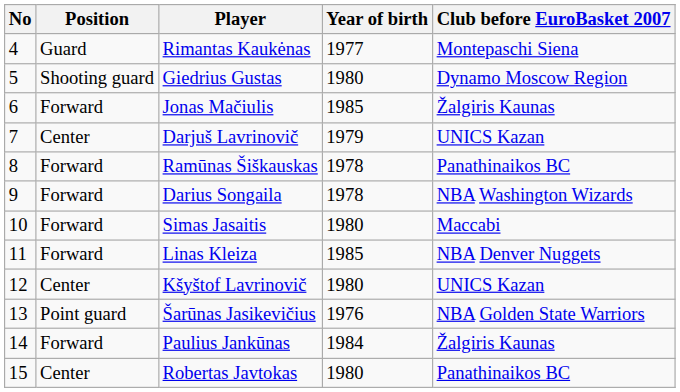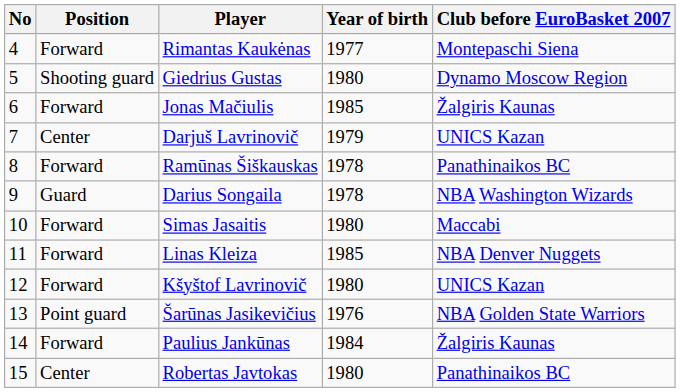(63, 48) Guard -> (72, 48) Forward
(72, 195) Forward -> (63, 195) Guard
(65, 284) Center -> (72, 284) Forward
